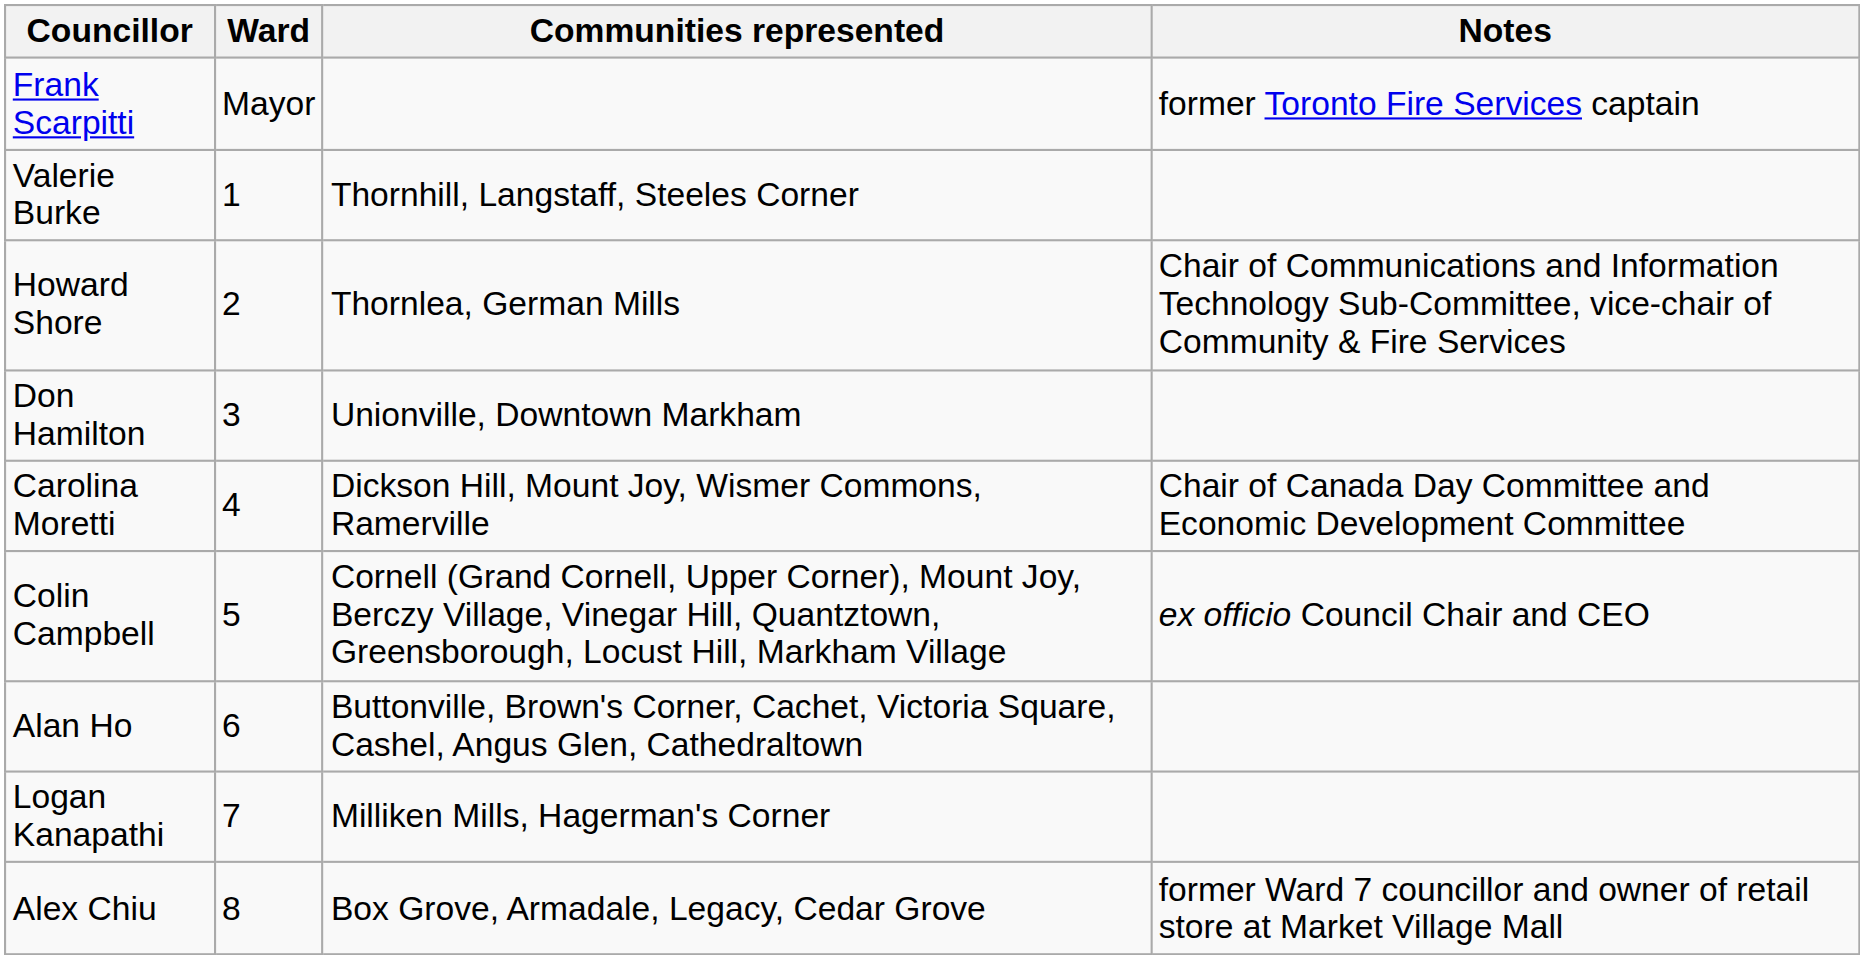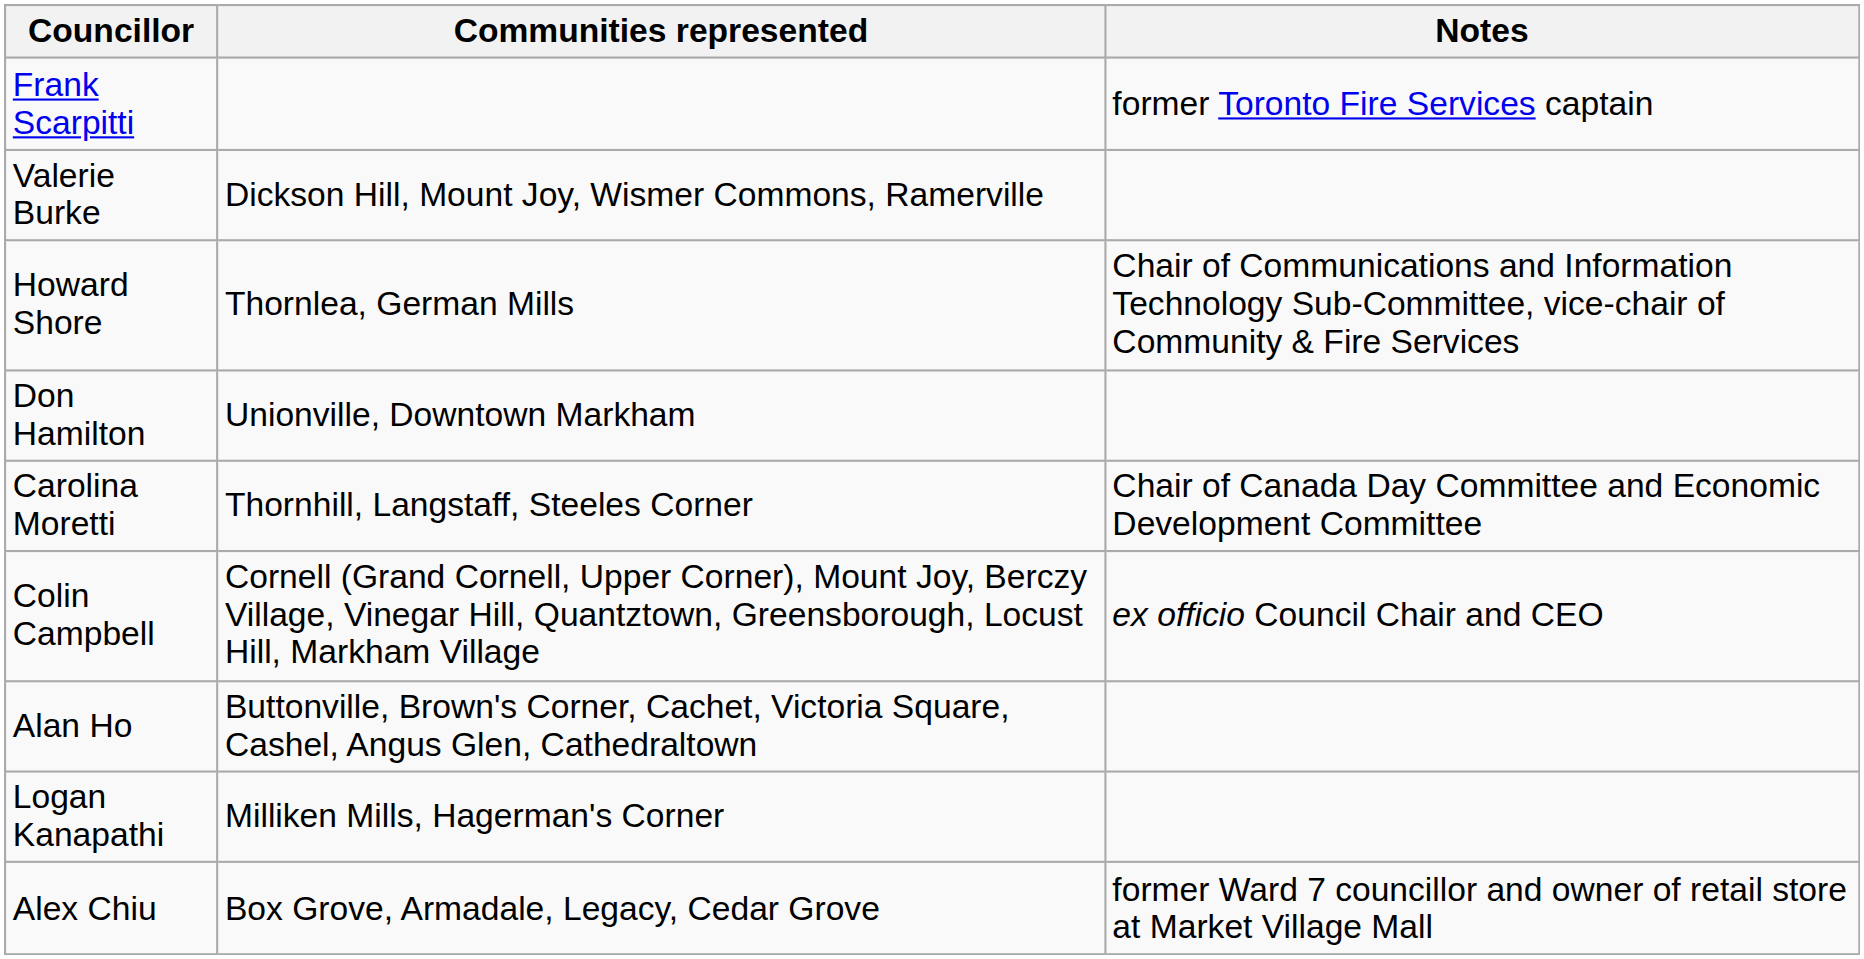- column: (269, 31)
(595, 194) Thornhill, Langstaff, Steeles Corner -> (634, 194) Dickson Hill, Mount Joy, Wismer Commons, Ramerville
(656, 505) Dickson Hill, Mount Joy, Wismer Commons, Ramerville -> (489, 505) Thornhill, Langstaff, Steeles Corner
